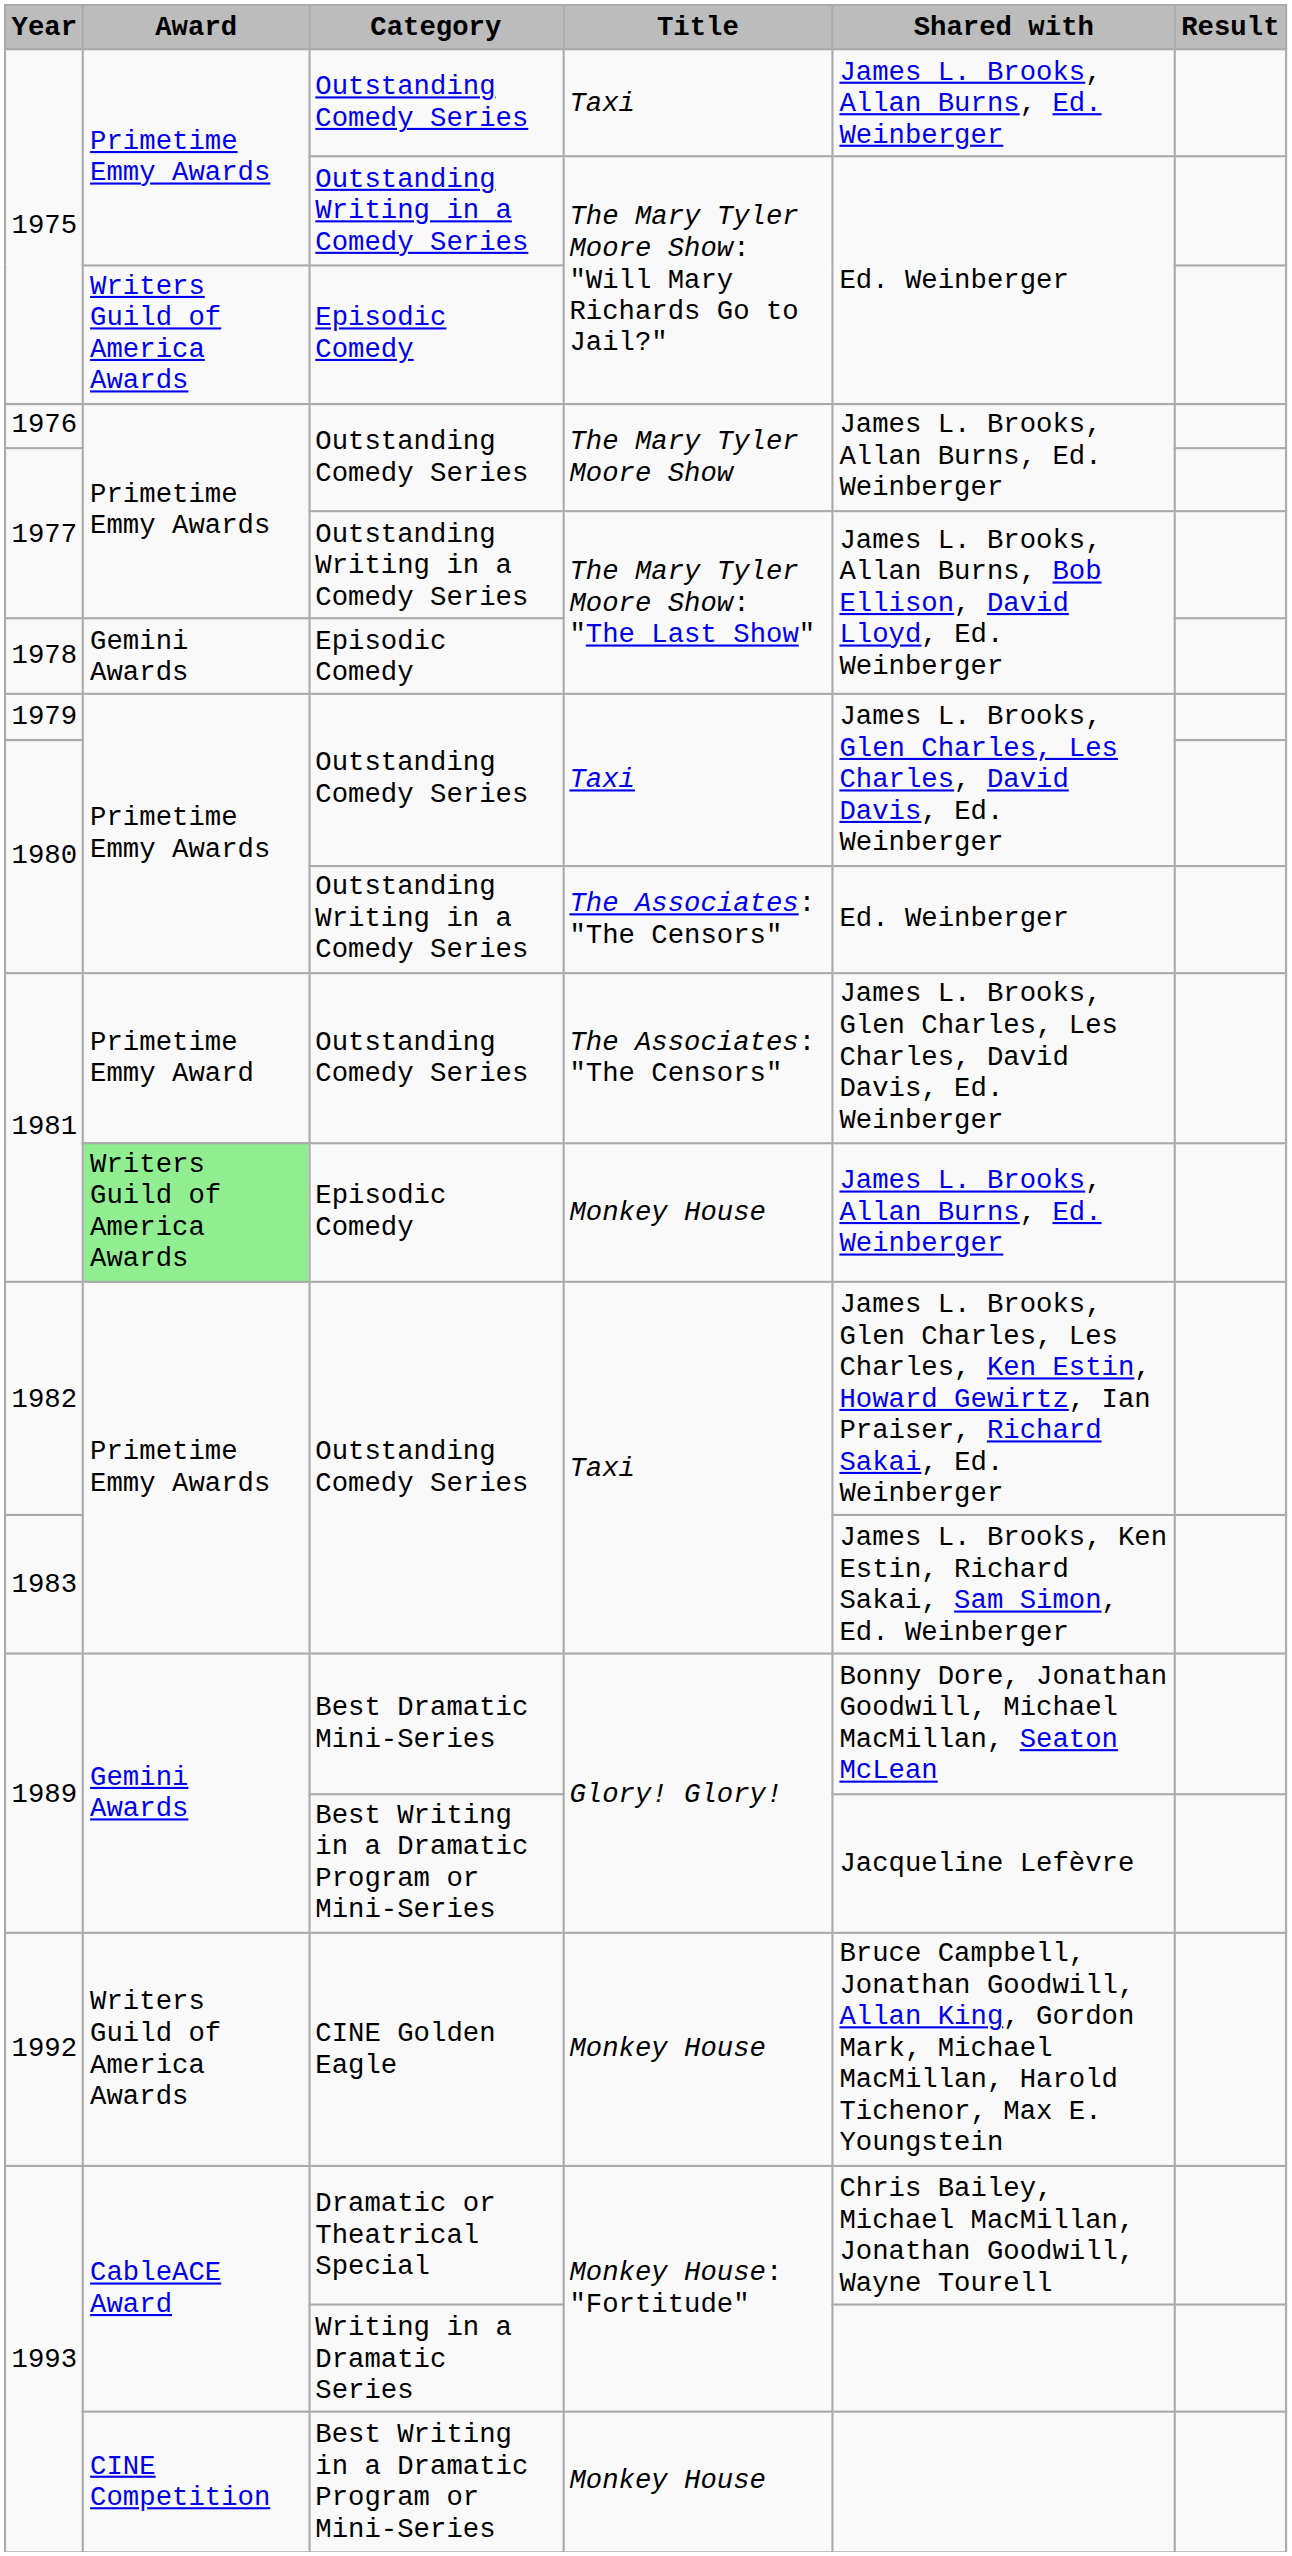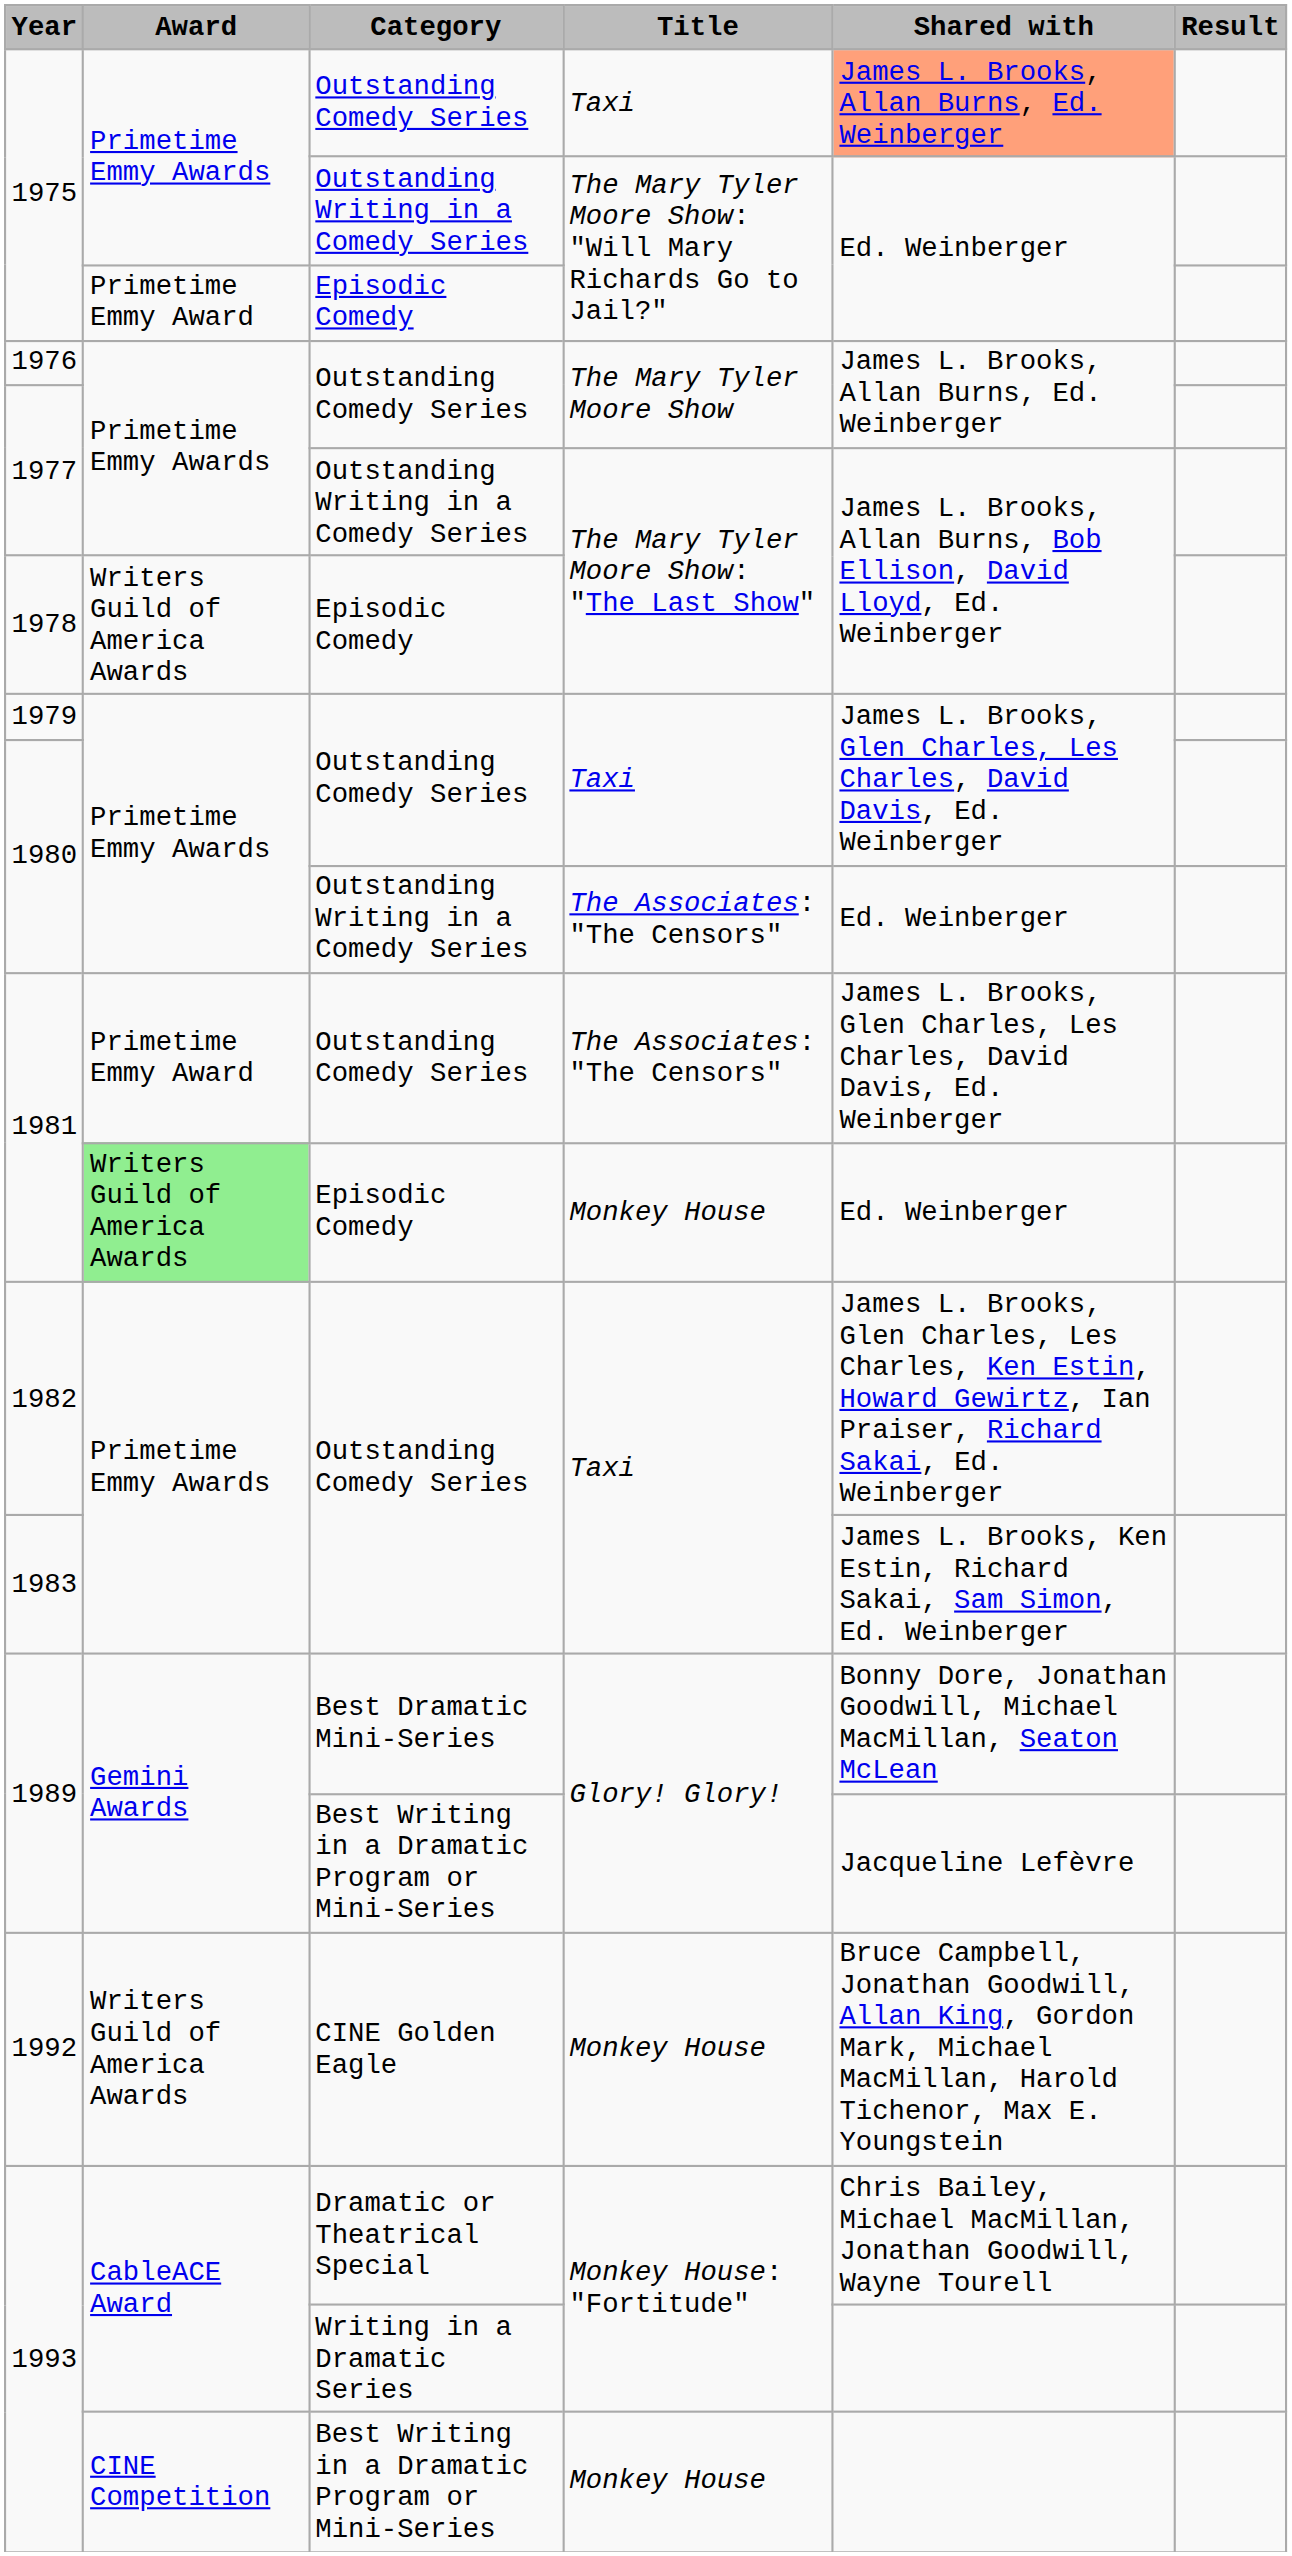(971, 103) no background -> (971, 103) lightsalmon background
(156, 334) Writers Guild of America Awards -> (172, 303) Primetime Emmy Award
(139, 657) Gemini Awards -> (156, 625) Writers Guild of America Awards
(971, 1212) James L. Brooks, Allan Burns, Ed. Weinberger -> (954, 1212) Ed. Weinberger
